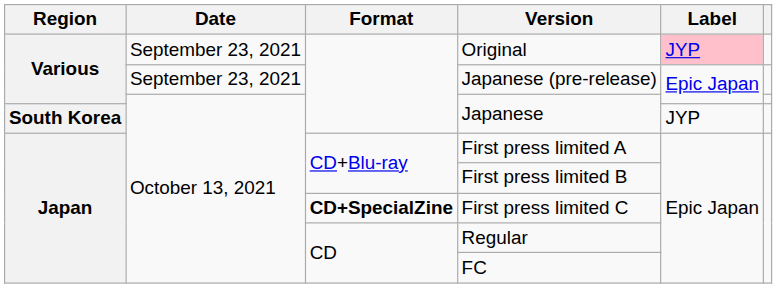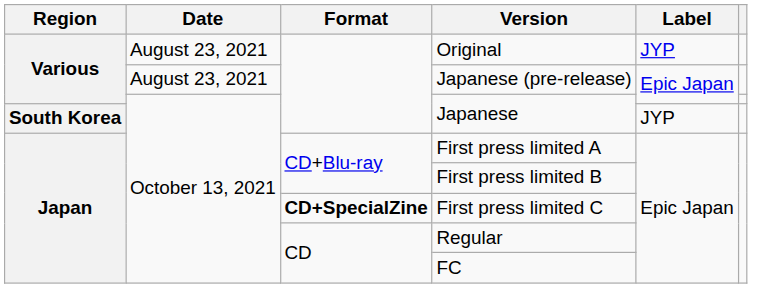(215, 49) September 23, 2021 -> (199, 49) August 23, 2021
(683, 49) pink background -> (658, 49) no background
(215, 79) September 23, 2021 -> (199, 79) August 23, 2021
